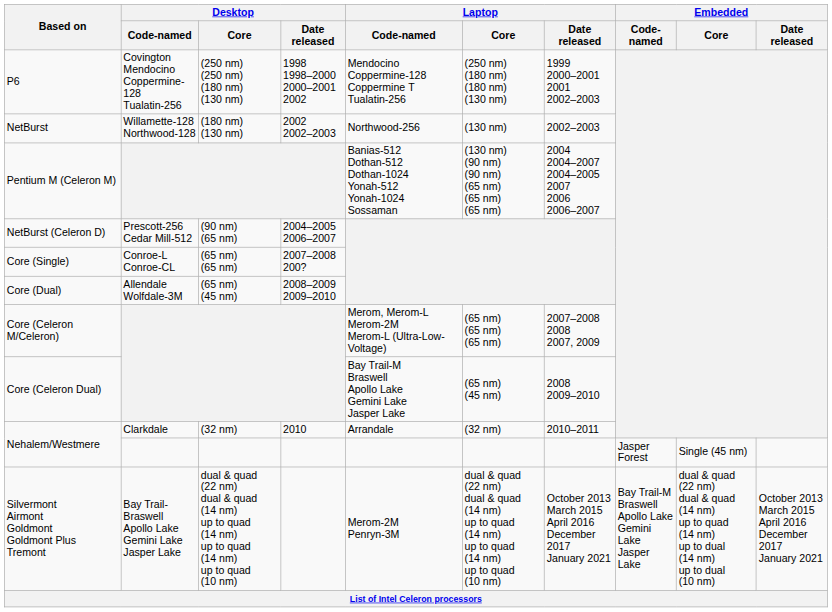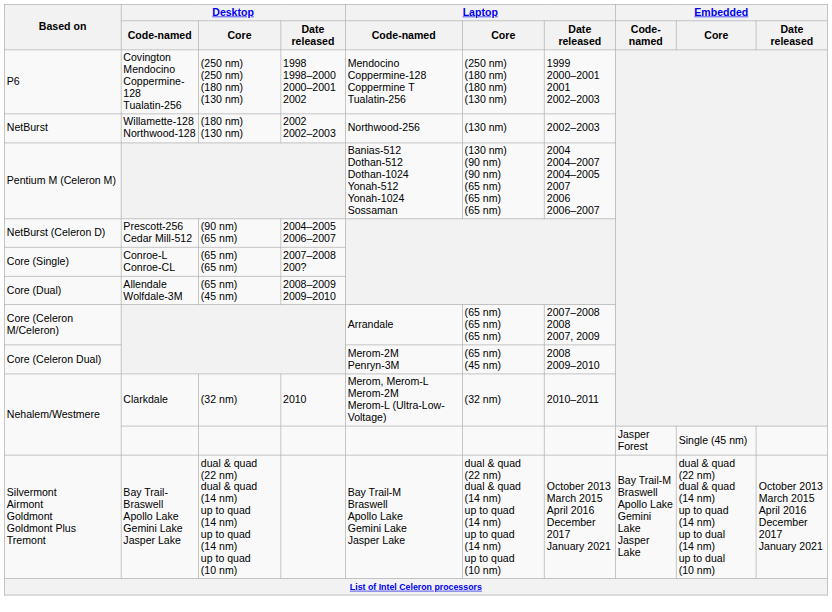(396, 330) Merom, Merom-L Merom-2M Merom-L (Ultra-Low-Voltage) -> (371, 325) Arrandale
(377, 389) Bay Trail-M Braswell Apollo Lake Gemini Lake Jasper Lake -> (373, 359) Merom-2M Penryn-3M
(371, 429) Arrandale -> (396, 400) Merom, Merom-L Merom-2M Merom-L (Ultra-Low-Voltage)
(373, 528) Merom-2M Penryn-3M -> (377, 516) Bay Trail-M Braswell Apollo Lake Gemini Lake Jasper Lake
